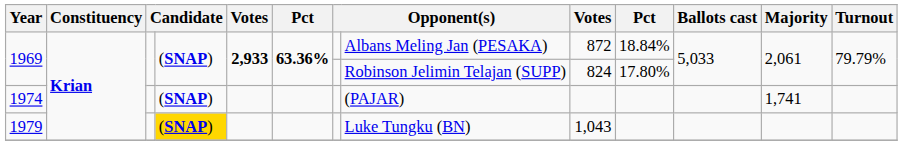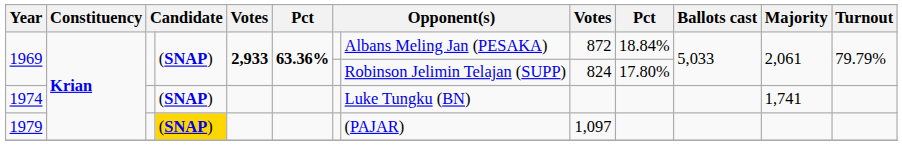(374, 99) (PAJAR) -> (408, 99) Luke Tungku (BN)
(408, 126) Luke Tungku (BN) -> (374, 126) (PAJAR)
(593, 126) 1,043 -> (593, 126) 1,097
